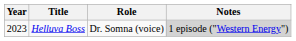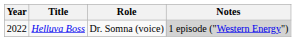(17, 28) 2023 -> (17, 28) 2022
